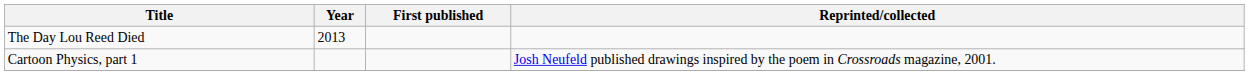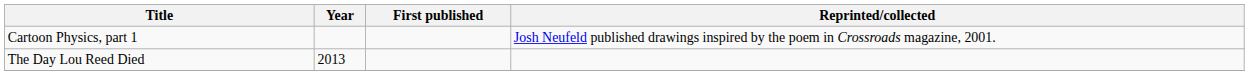rows swapped: (73, 59) <-> (76, 37)
